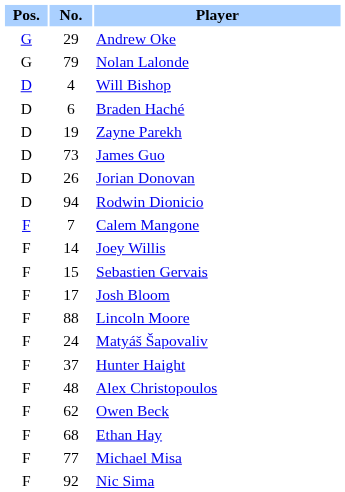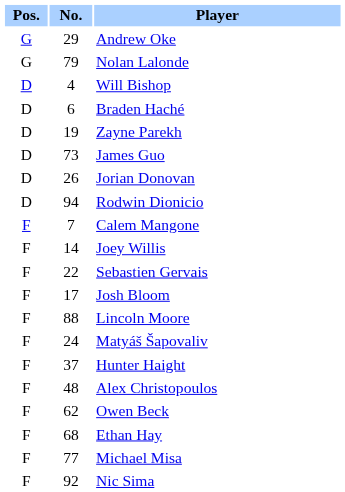(71, 271) 15 -> (71, 271) 22
